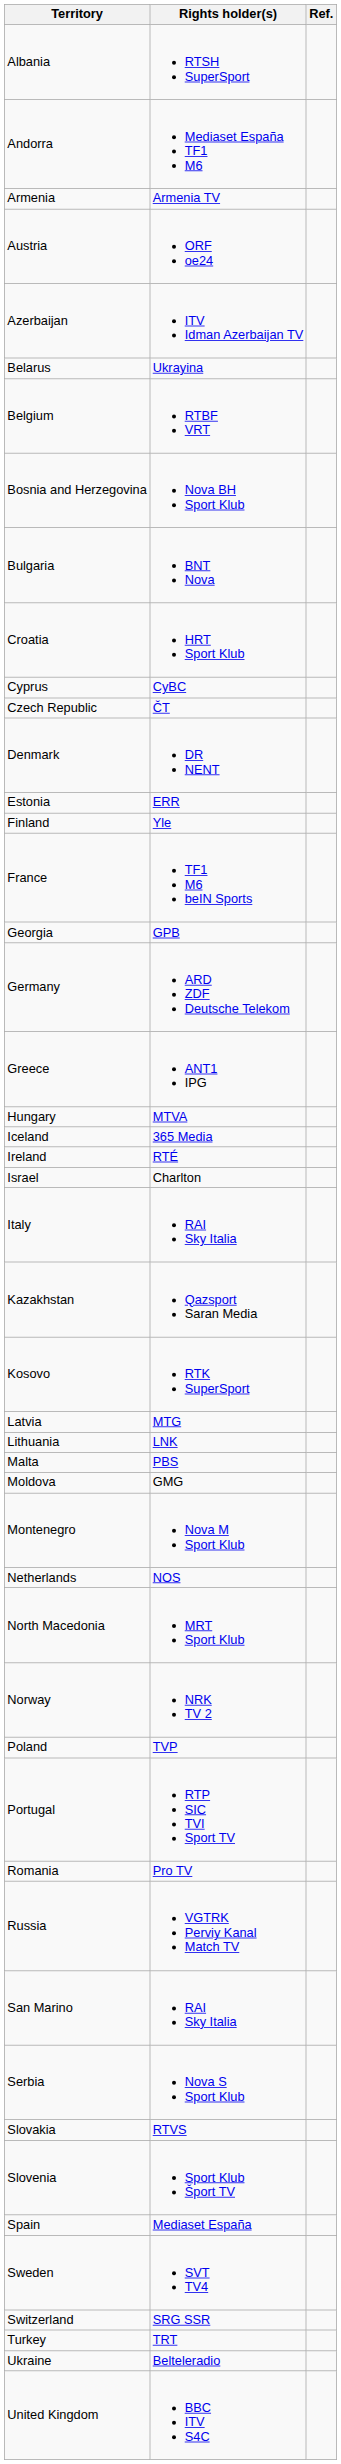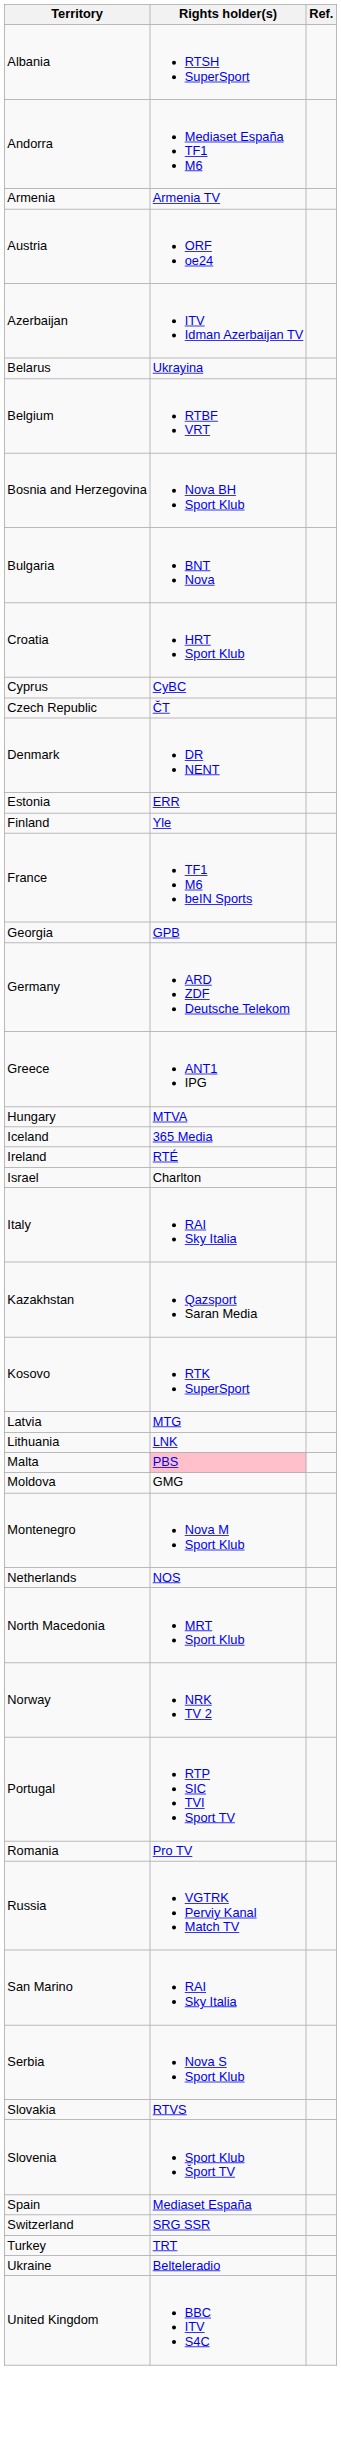(166, 1462) no background -> (166, 1462) pink background
- row: (27, 1747)
- row: (30, 2272)
